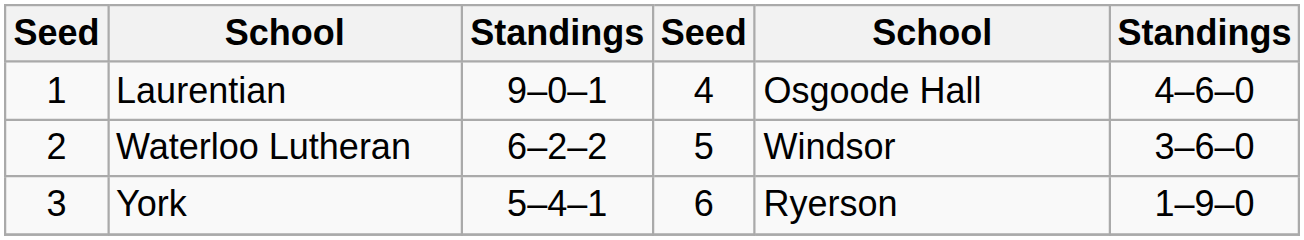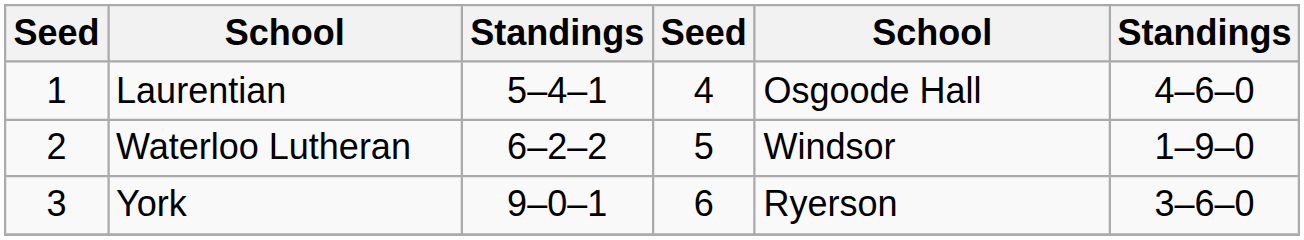(557, 90) 9–0–1 -> (557, 90) 5–4–1
(1205, 147) 3–6–0 -> (1205, 147) 1–9–0
(557, 204) 5–4–1 -> (557, 204) 9–0–1
(1205, 204) 1–9–0 -> (1205, 204) 3–6–0
